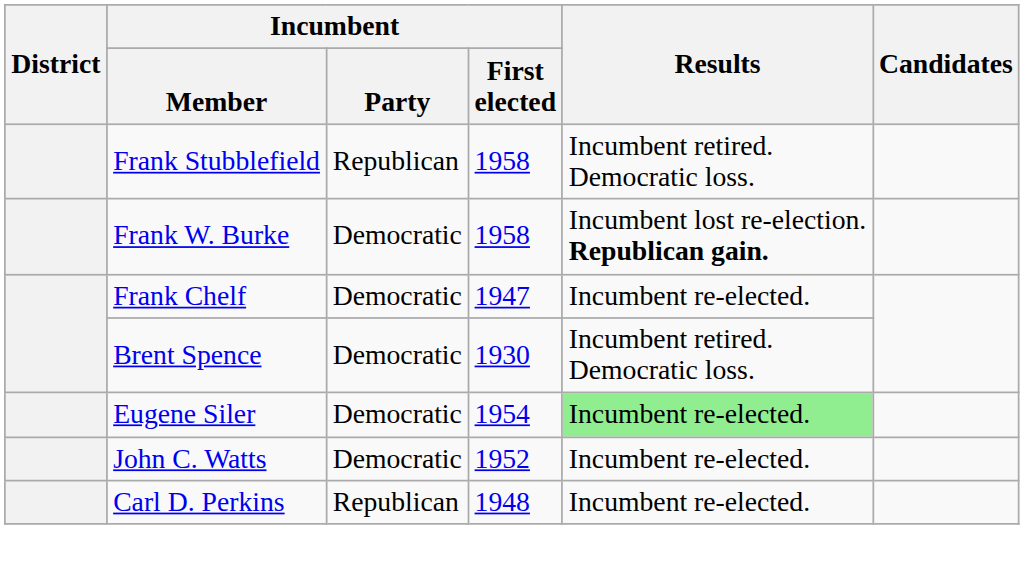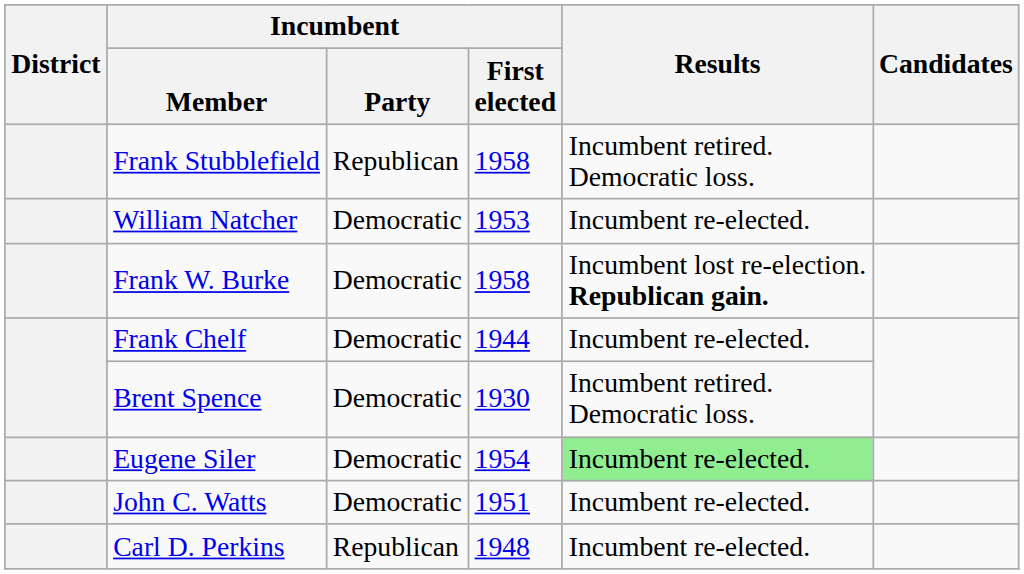+ row: (205, 220)
(502, 295) 1947 -> (502, 339) 1944
(502, 458) 1952 -> (502, 502) 1951
